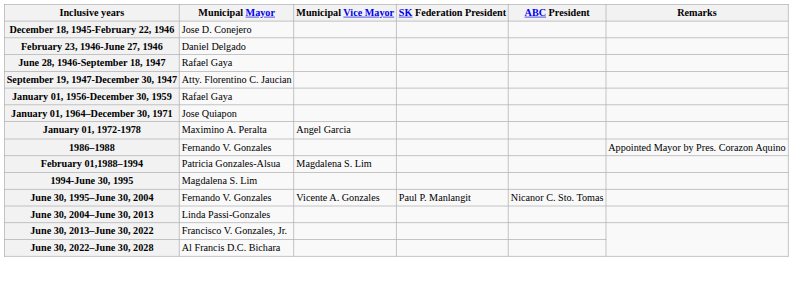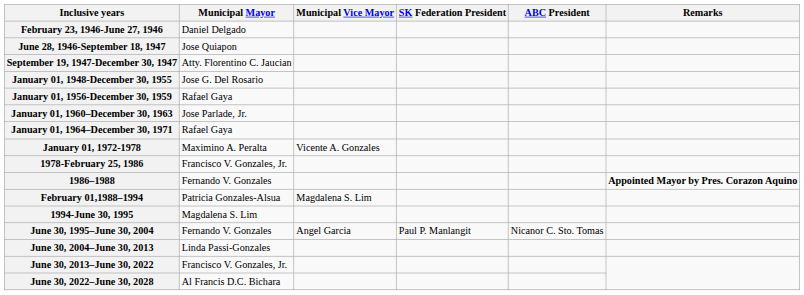- row: (92, 29)
(207, 63) Rafael Gaya -> (209, 46) Jose Quiapon
+ row: (92, 80)
+ row: (92, 113)
(209, 113) Jose Quiapon -> (207, 130) Rafael Gaya
(324, 130) Angel Garcia -> (338, 147) Vicente A. Gonzales
+ row: (92, 164)
(697, 147) normal -> (703, 181) bold
(338, 197) Vicente A. Gonzales -> (324, 231) Angel Garcia
